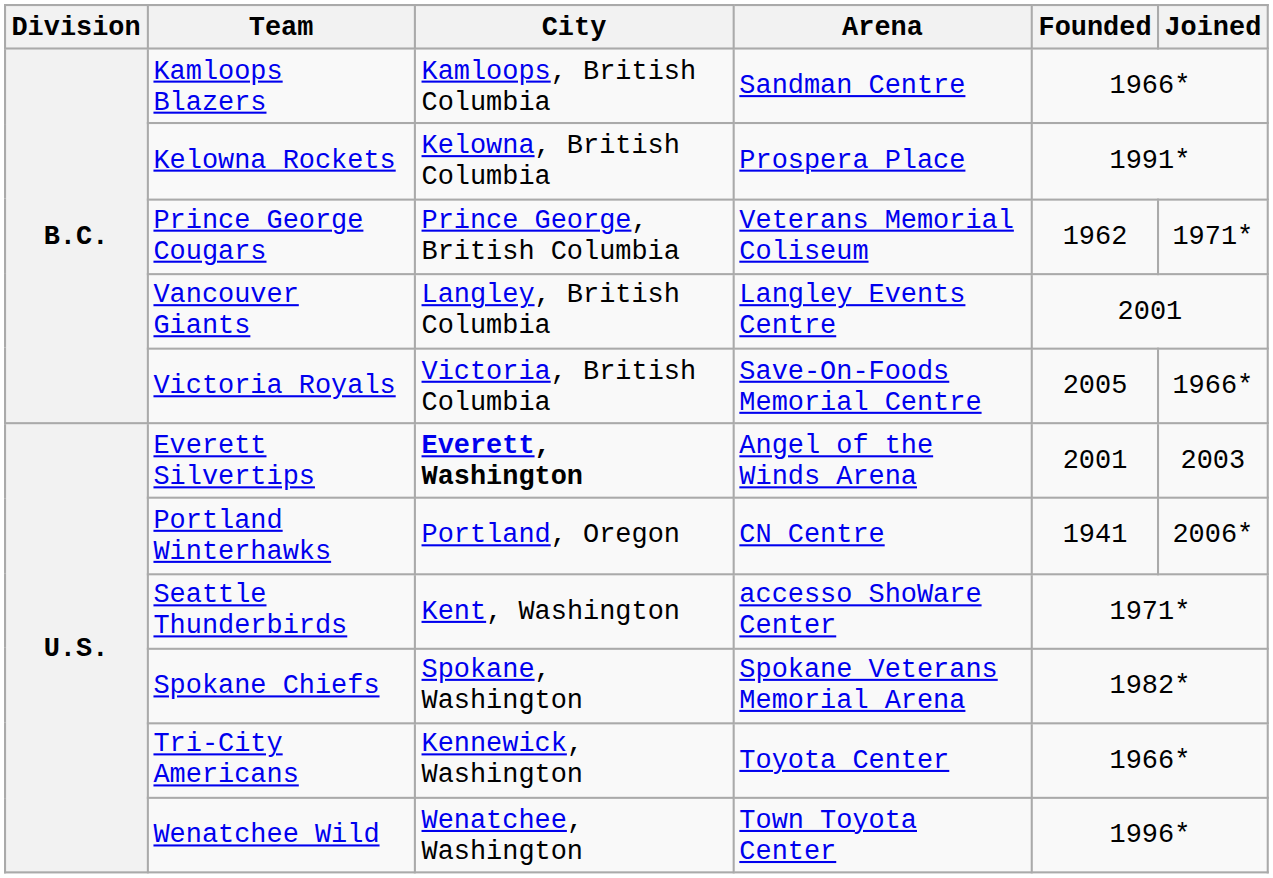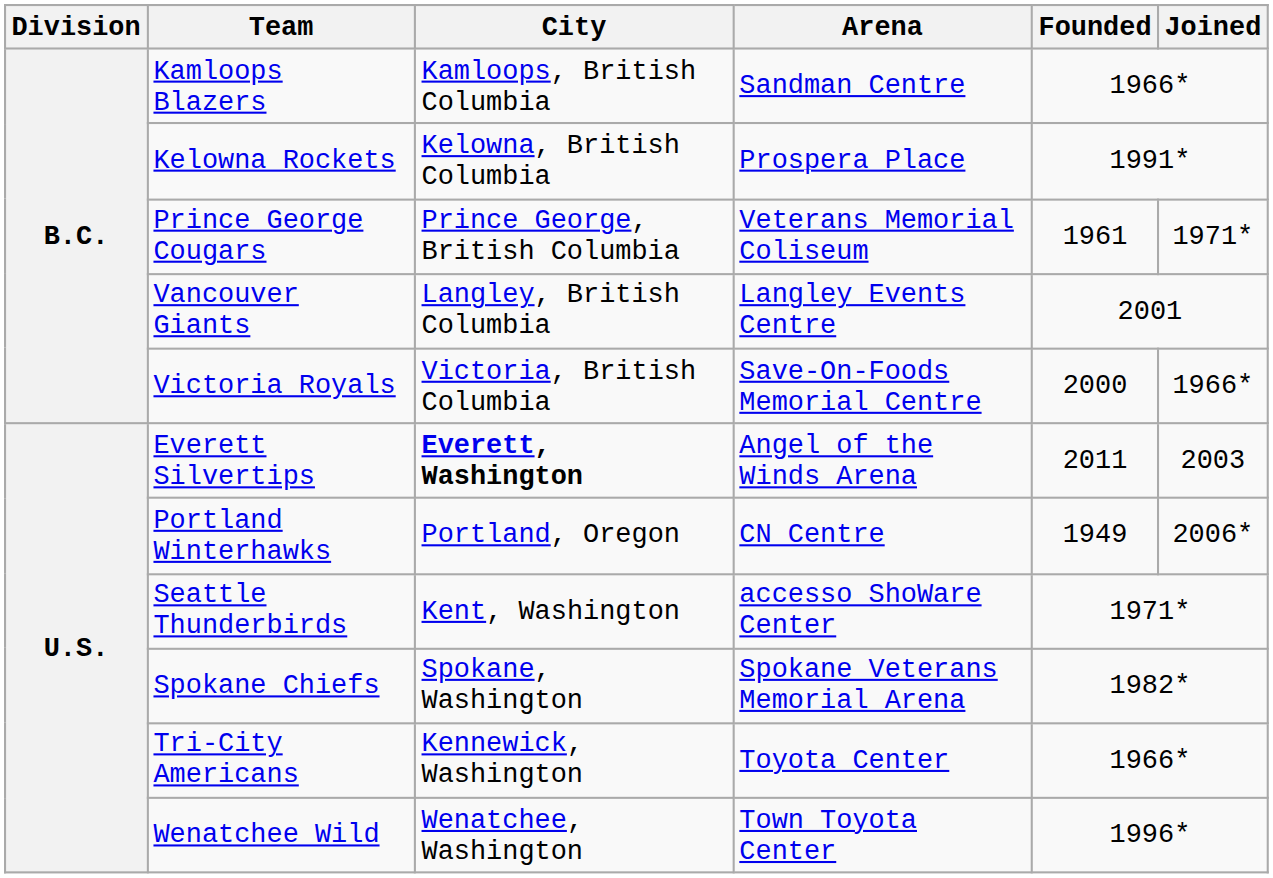(1095, 236) 1962 -> (1095, 236) 1961
(1095, 386) 2005 -> (1095, 386) 2000
(1095, 461) 2001 -> (1095, 461) 2011
(1095, 536) 1941 -> (1095, 536) 1949
